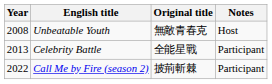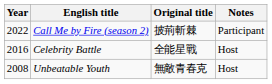rows swapped: (72, 31) <-> (91, 69)
(18, 50) 2013 -> (18, 50) 2016
(241, 50) Participant -> (228, 50) Host
